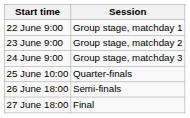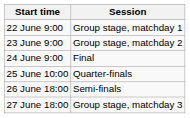(128, 58) Group stage, matchday 3 -> (84, 58) Final
(84, 105) Final -> (128, 105) Group stage, matchday 3
